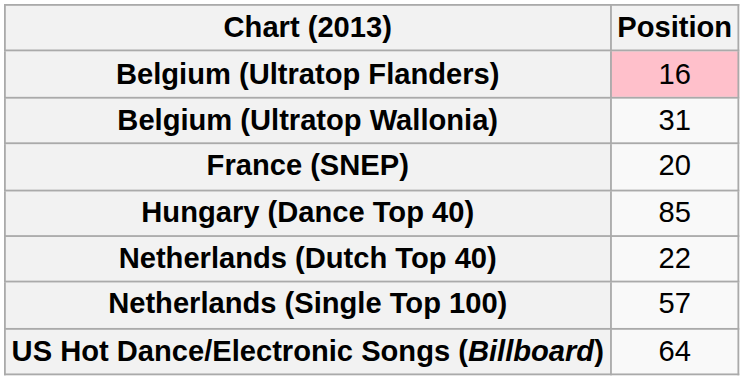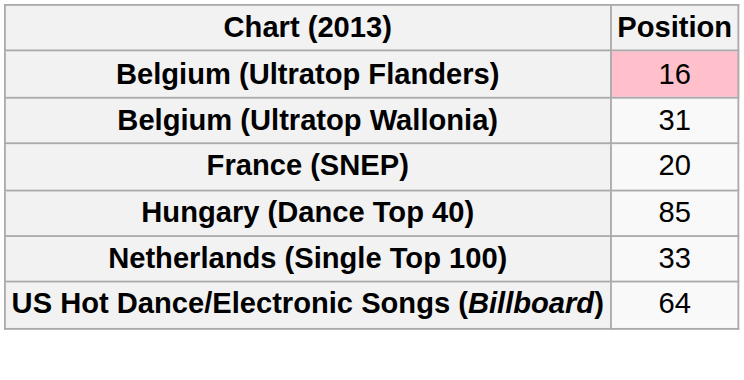- row: (308, 258)
(675, 304) 57 -> (675, 258) 33
